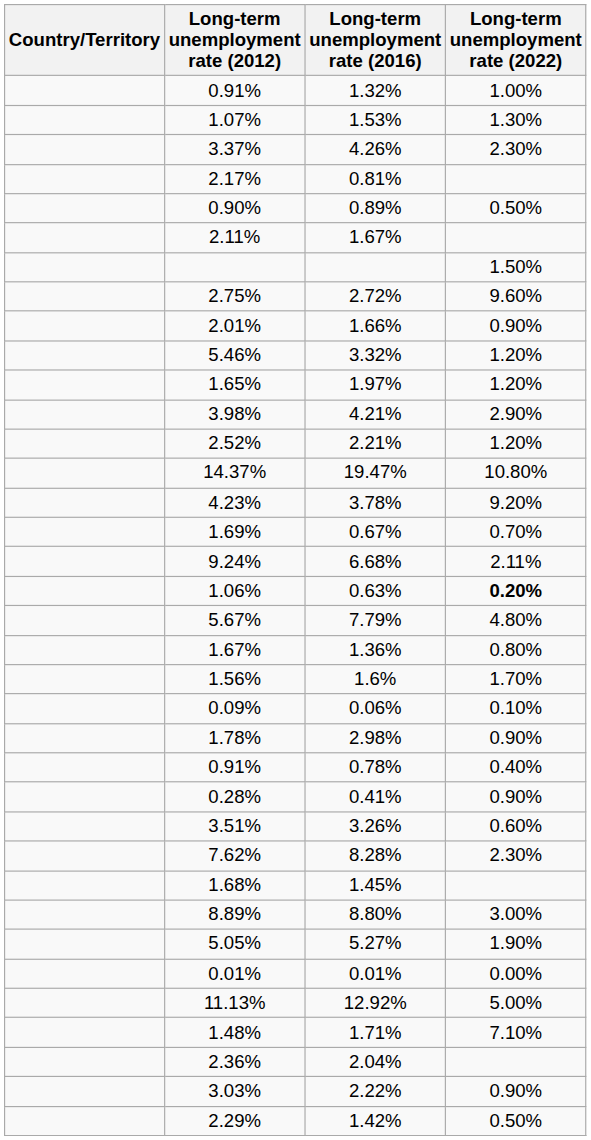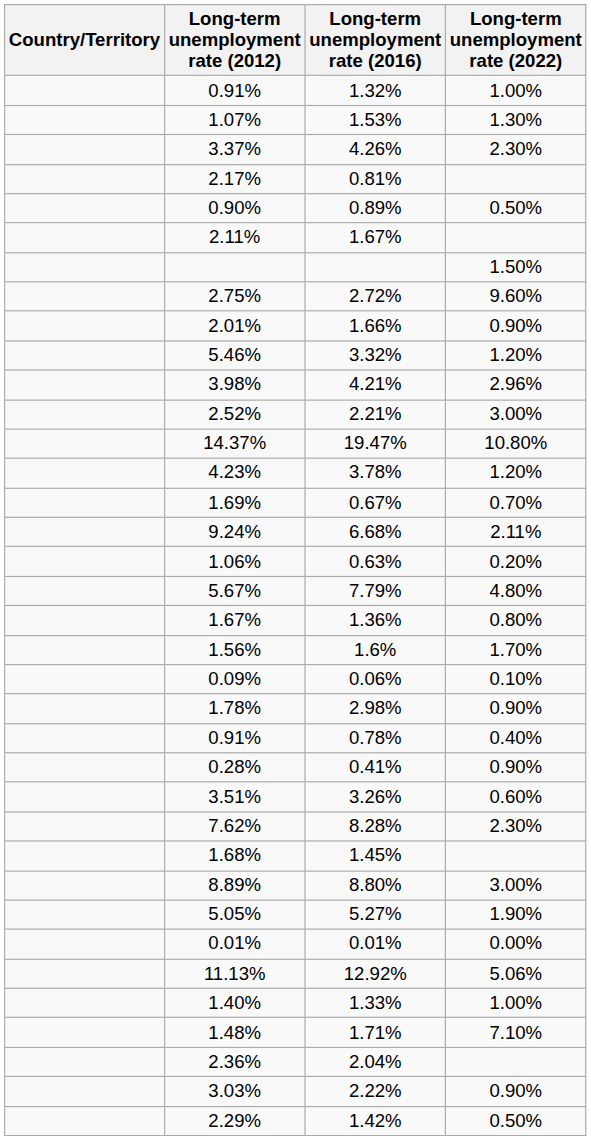- row: (235, 384)
(516, 414) 2.90% -> (516, 384) 2.96%
(516, 443) 1.20% -> (516, 414) 3.00%
(516, 502) 9.20% -> (516, 473) 1.20%
(516, 590) bold -> (516, 561) normal
(516, 1002) 5.00% -> (516, 973) 5.06%
+ row: (235, 1002)
